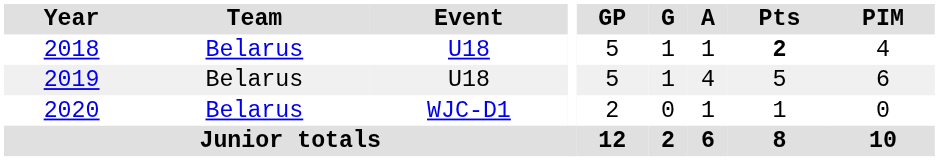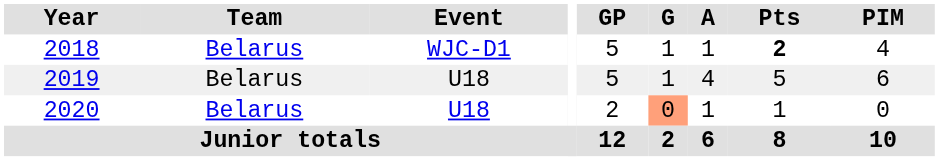(469, 50) U18 -> (469, 50) WJC-D1
(469, 111) WJC-D1 -> (469, 111) U18
(668, 111) no background -> (668, 111) lightsalmon background
